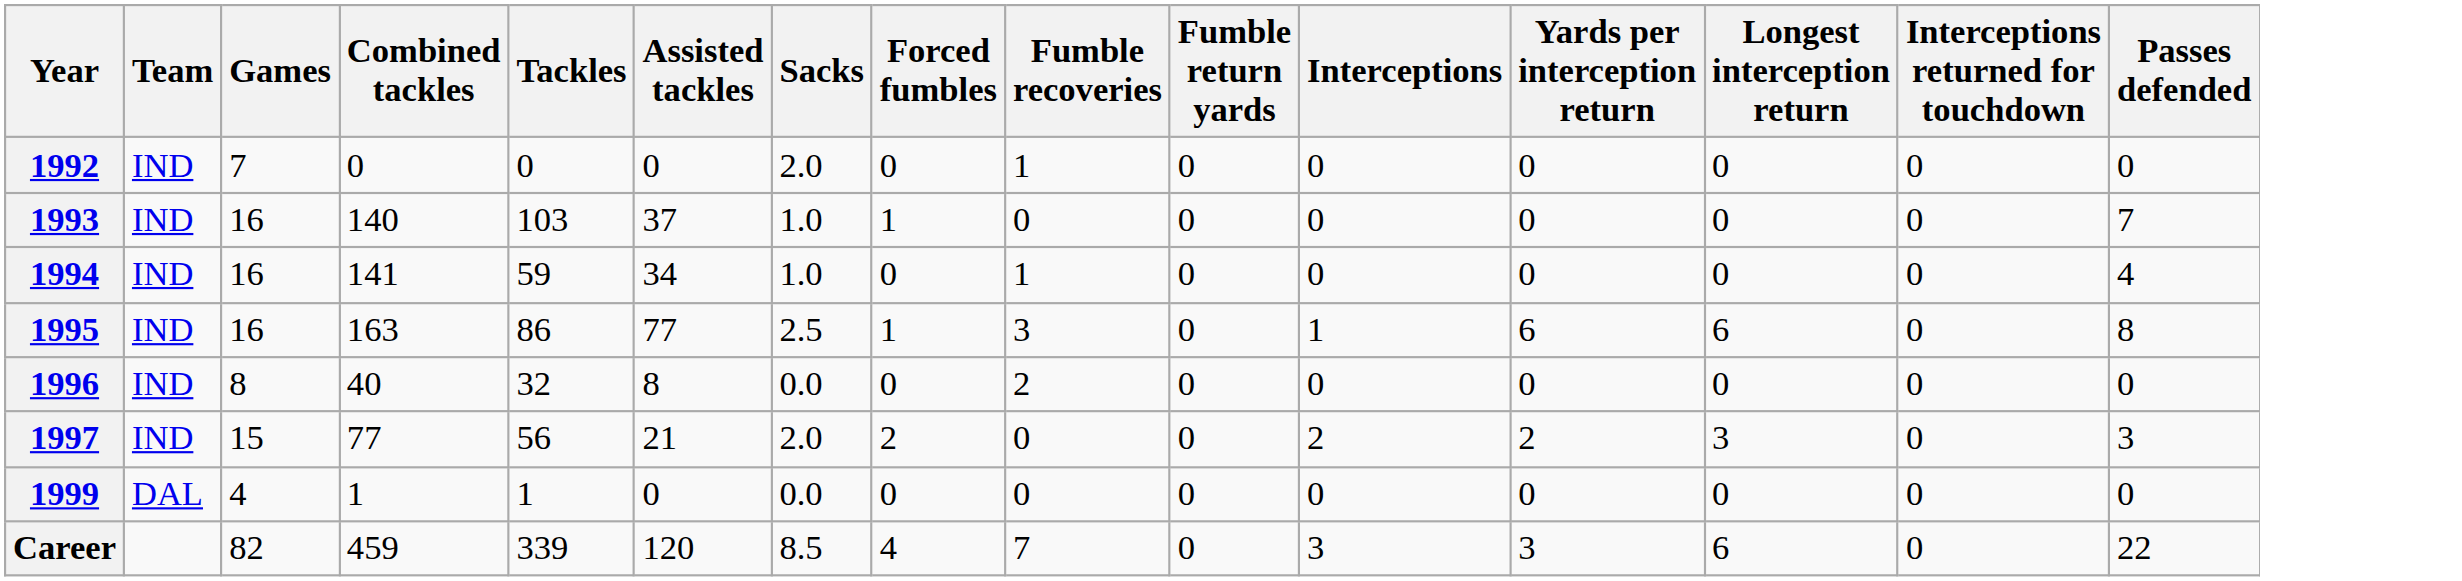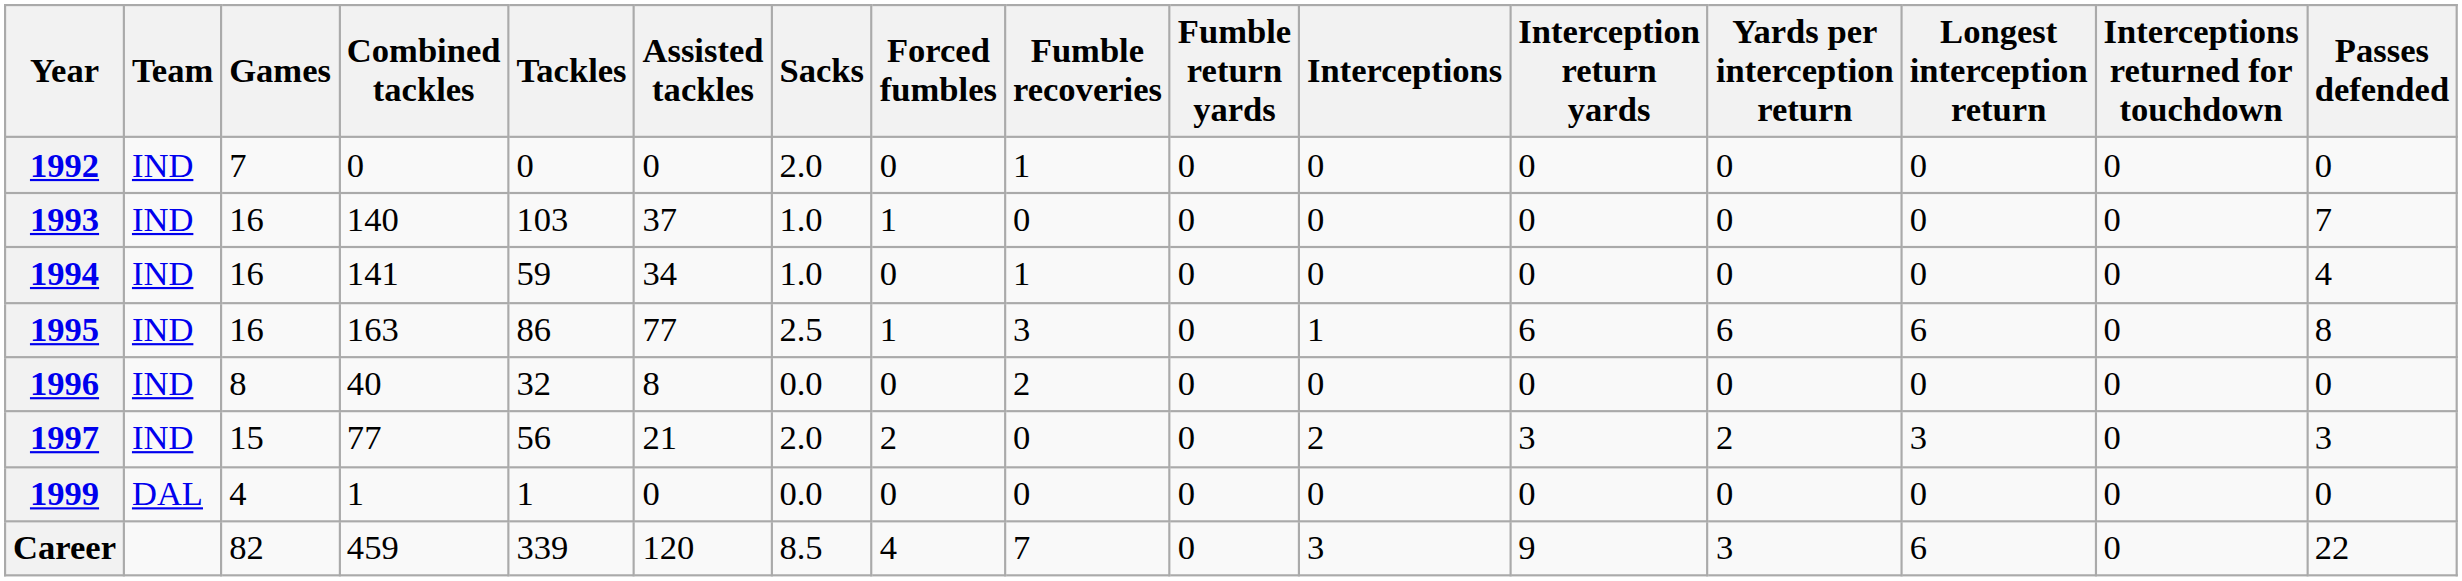+ column: (1609, 70)
